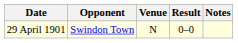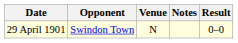columns swapped: (186, 12) <-> (218, 12)
